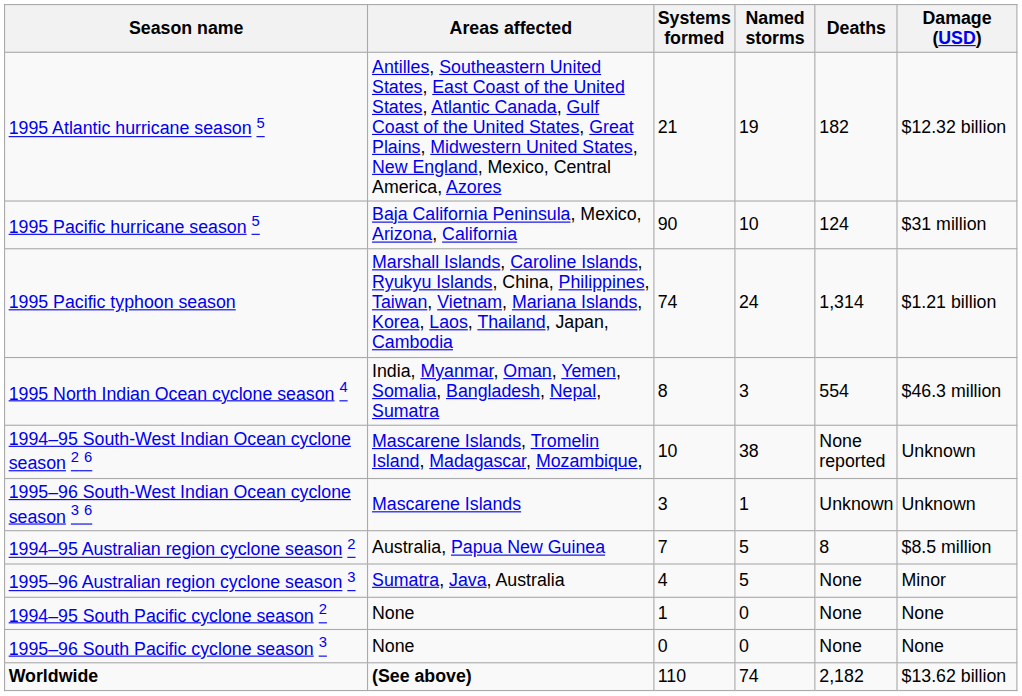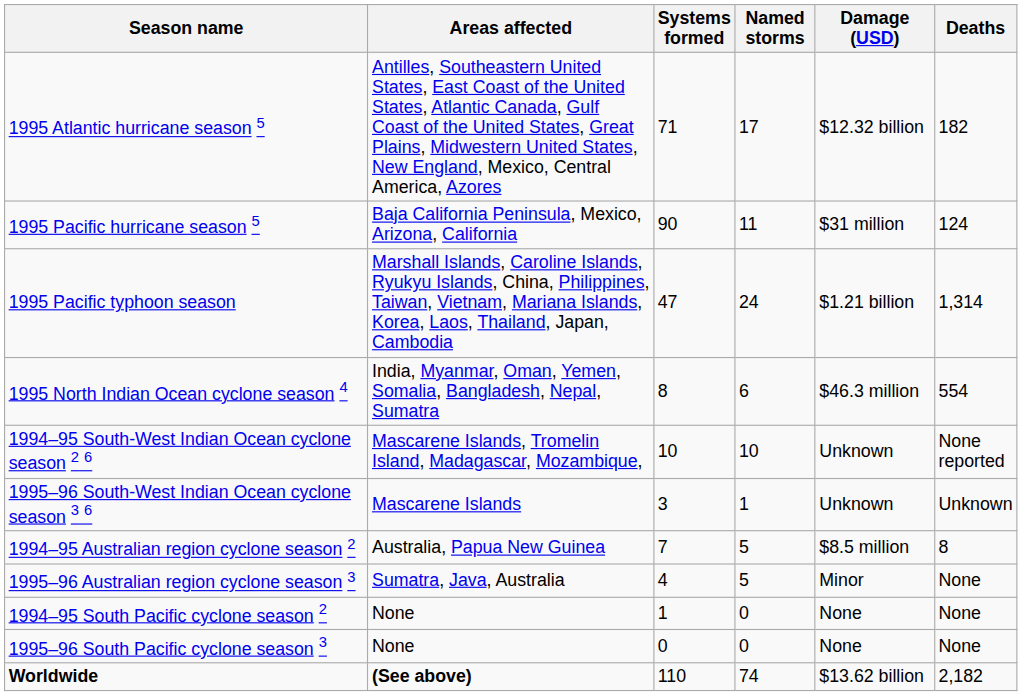columns swapped: (957, 28) <-> (856, 28)
(668, 126) 21 -> (668, 126) 71
(749, 126) 19 -> (749, 126) 17
(749, 224) 10 -> (748, 224) 11
(668, 302) 74 -> (668, 302) 47
(744, 390) 3 -> (744, 390) 6
(749, 451) 38 -> (749, 451) 10
